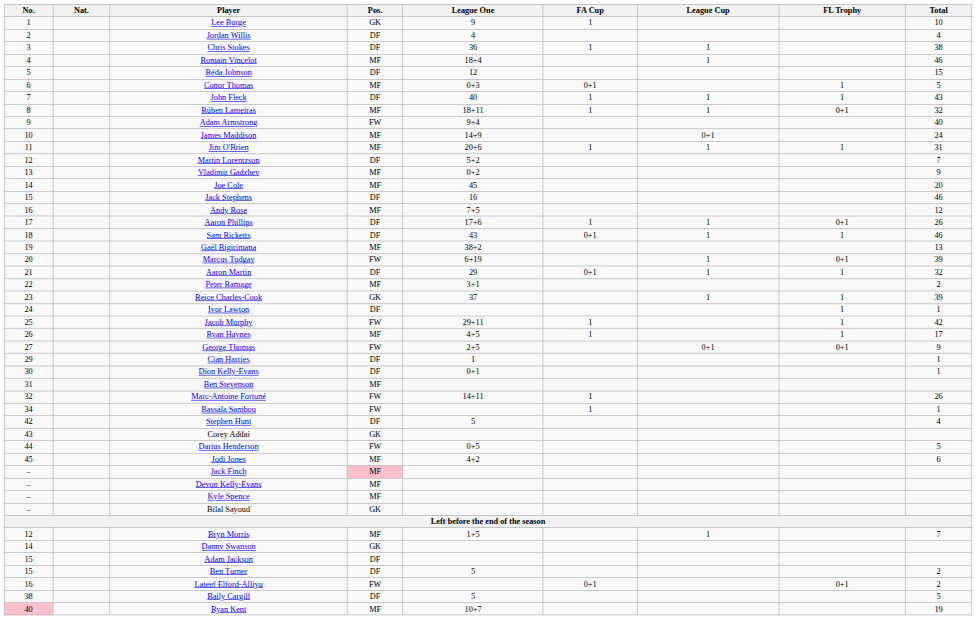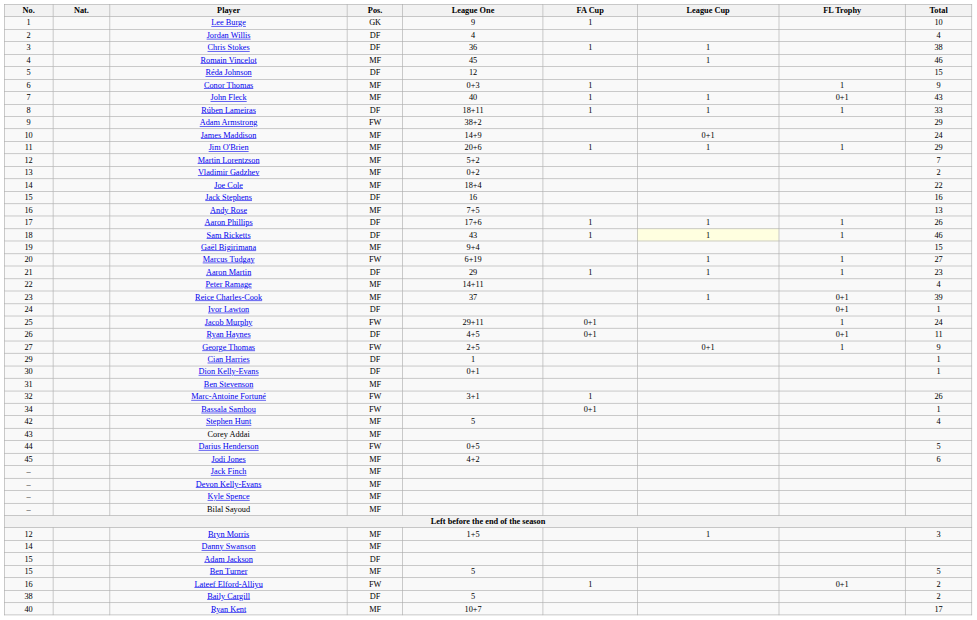(473, 60) 18+4 -> (473, 60) 45
(590, 85) 0+1 -> (590, 85) 1
(939, 85) 5 -> (939, 85) 9
(375, 97) DF -> (375, 97) MF
(842, 97) 1 -> (842, 97) 0+1
(375, 110) MF -> (375, 110) DF
(842, 110) 0+1 -> (842, 110) 1
(939, 110) 32 -> (939, 110) 33
(473, 122) 9+4 -> (473, 122) 38+2
(939, 122) 40 -> (939, 122) 29
(939, 147) 31 -> (939, 147) 29
(375, 159) DF -> (375, 159) MF
(939, 172) 9 -> (939, 172) 2
(473, 184) 45 -> (473, 184) 18+4
(939, 184) 20 -> (939, 184) 22
(939, 197) 46 -> (939, 197) 16
(939, 209) 12 -> (939, 209) 13
(842, 222) 0+1 -> (842, 222) 1
(590, 234) 0+1 -> (590, 234) 1
(708, 234) no background -> (708, 234) lightyellow background
(473, 247) 38+2 -> (473, 247) 9+4
(939, 247) 13 -> (939, 247) 15
(842, 259) 0+1 -> (842, 259) 1
(939, 259) 39 -> (939, 259) 27
(590, 272) 0+1 -> (590, 272) 1
(939, 272) 32 -> (939, 272) 23
(473, 284) 3+1 -> (473, 284) 14+11
(939, 284) 2 -> (939, 284) 4
(375, 297) GK -> (375, 297) MF
(842, 297) 1 -> (842, 297) 0+1
(842, 309) 1 -> (842, 309) 0+1
(590, 321) 1 -> (590, 321) 0+1
(939, 321) 42 -> (939, 321) 24
(375, 334) MF -> (375, 334) DF
(590, 334) 1 -> (590, 334) 0+1
(842, 334) 1 -> (842, 334) 0+1
(939, 334) 17 -> (939, 334) 11
(842, 346) 0+1 -> (842, 346) 1
(473, 396) 14+11 -> (473, 396) 3+1
(590, 409) 1 -> (590, 409) 0+1
(375, 421) DF -> (375, 421) MF
(375, 434) GK -> (375, 434) MF
(375, 471) pink background -> (375, 471) no background
(375, 509) GK -> (375, 509) MF
(939, 533) 7 -> (939, 533) 3
(375, 546) GK -> (375, 546) MF
(375, 571) DF -> (375, 571) MF
(939, 571) 2 -> (939, 571) 5
(590, 583) 0+1 -> (590, 583) 1
(939, 596) 5 -> (939, 596) 2
(29, 608) pink background -> (29, 608) no background
(939, 608) 19 -> (939, 608) 17
